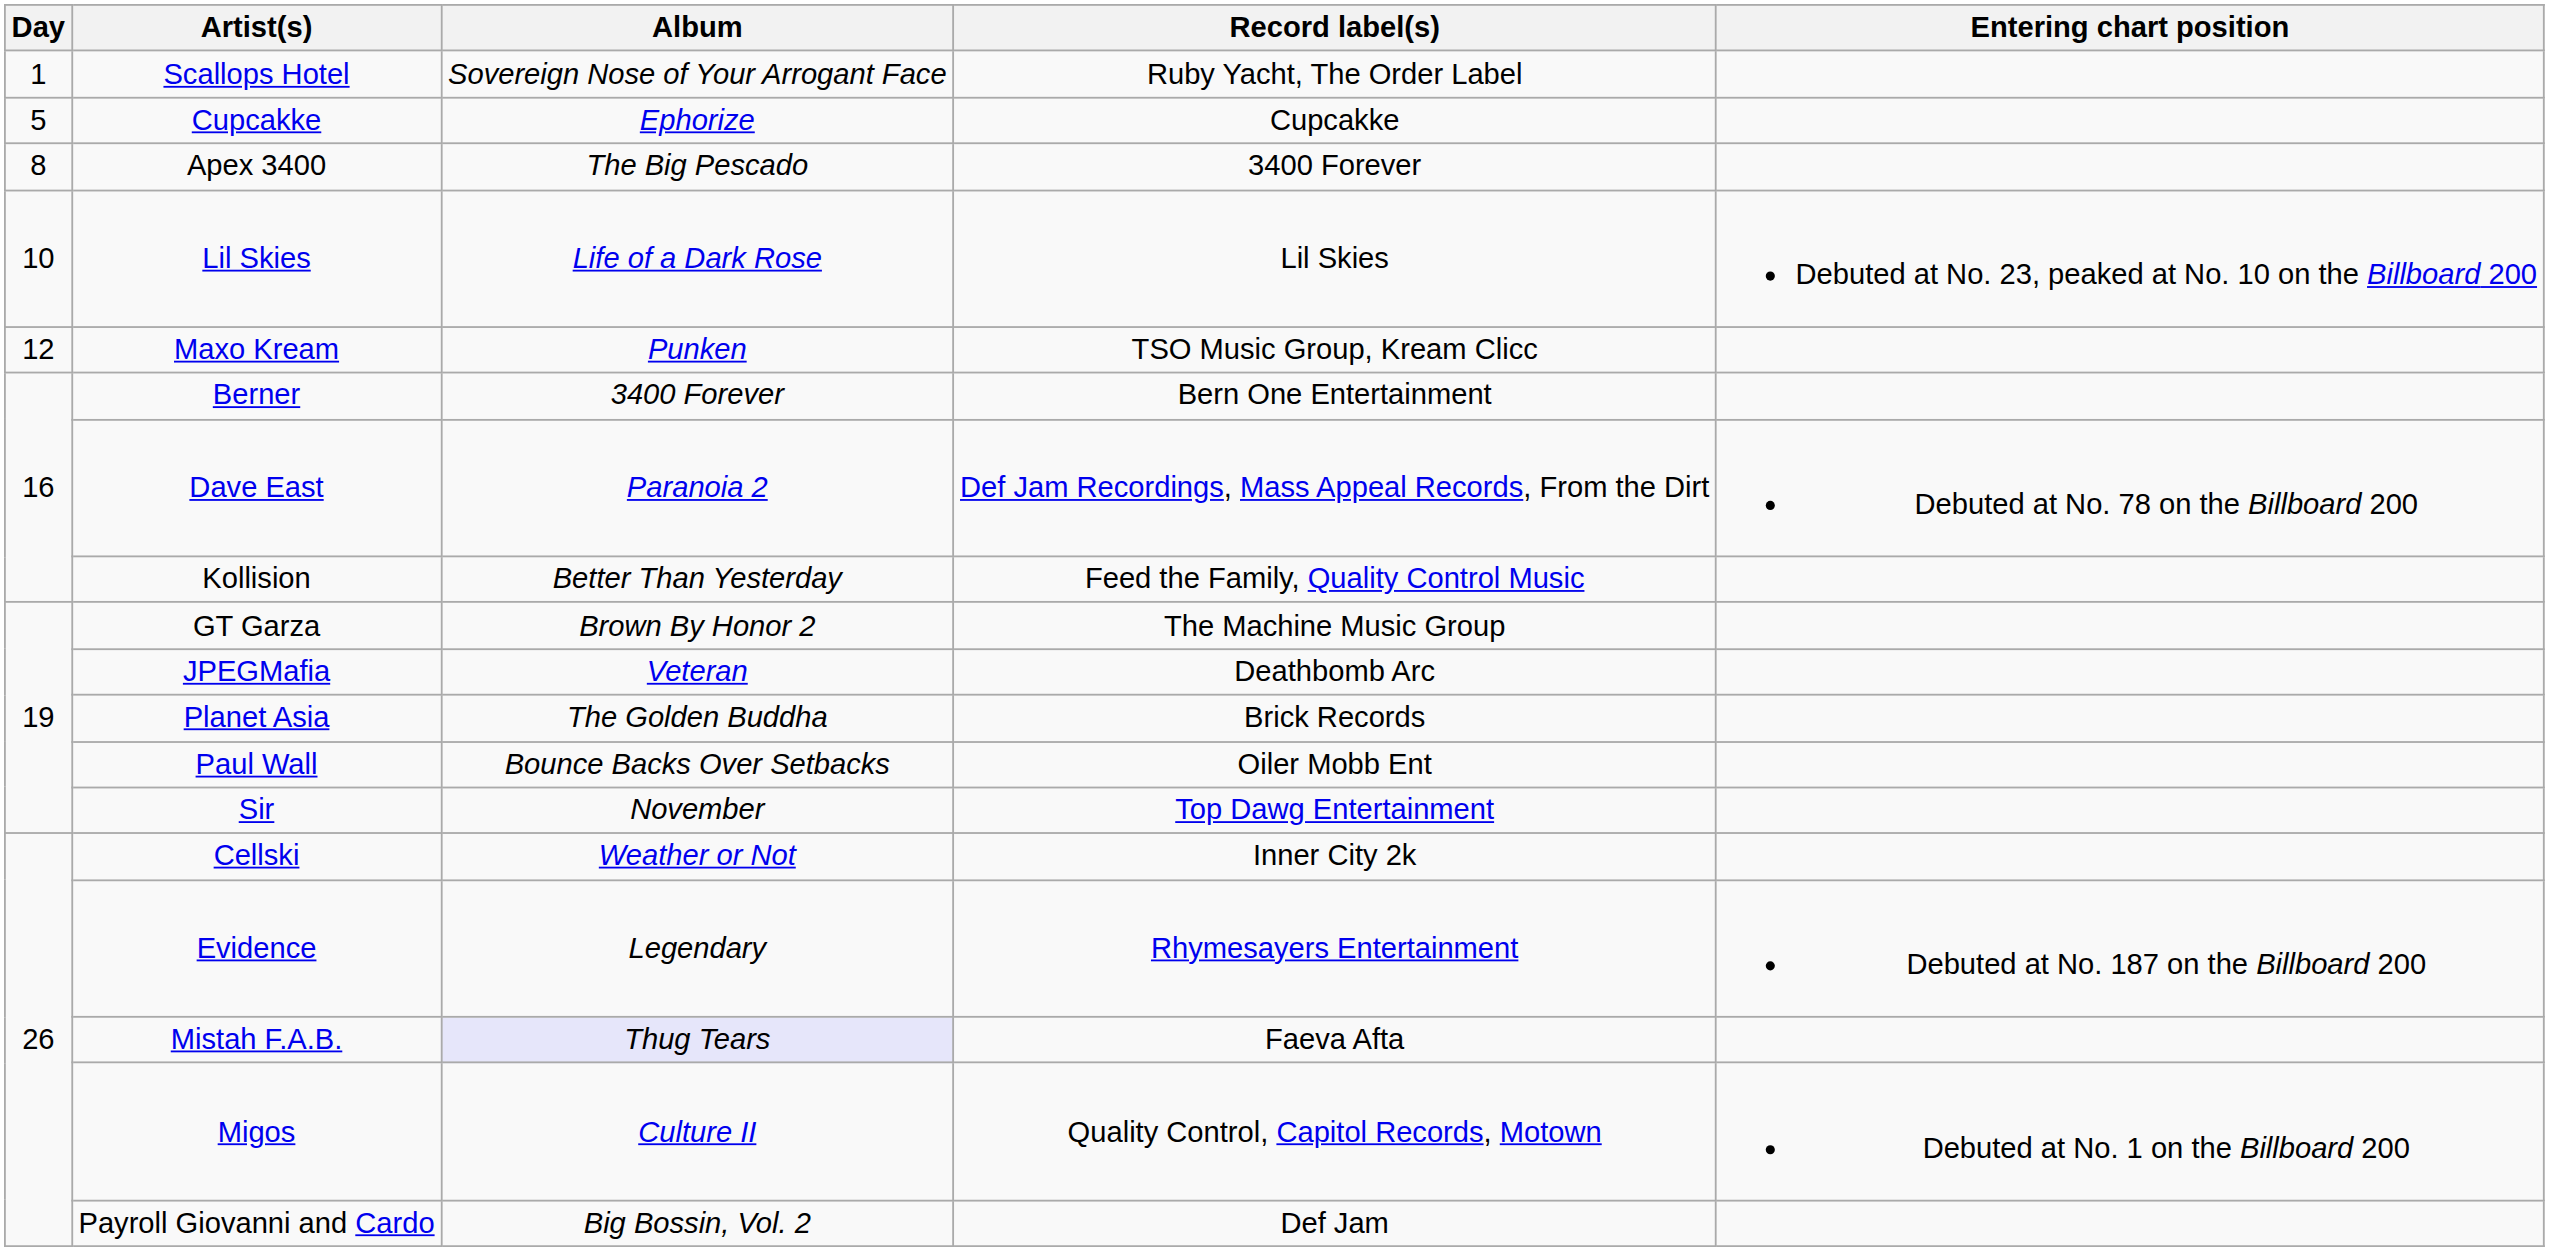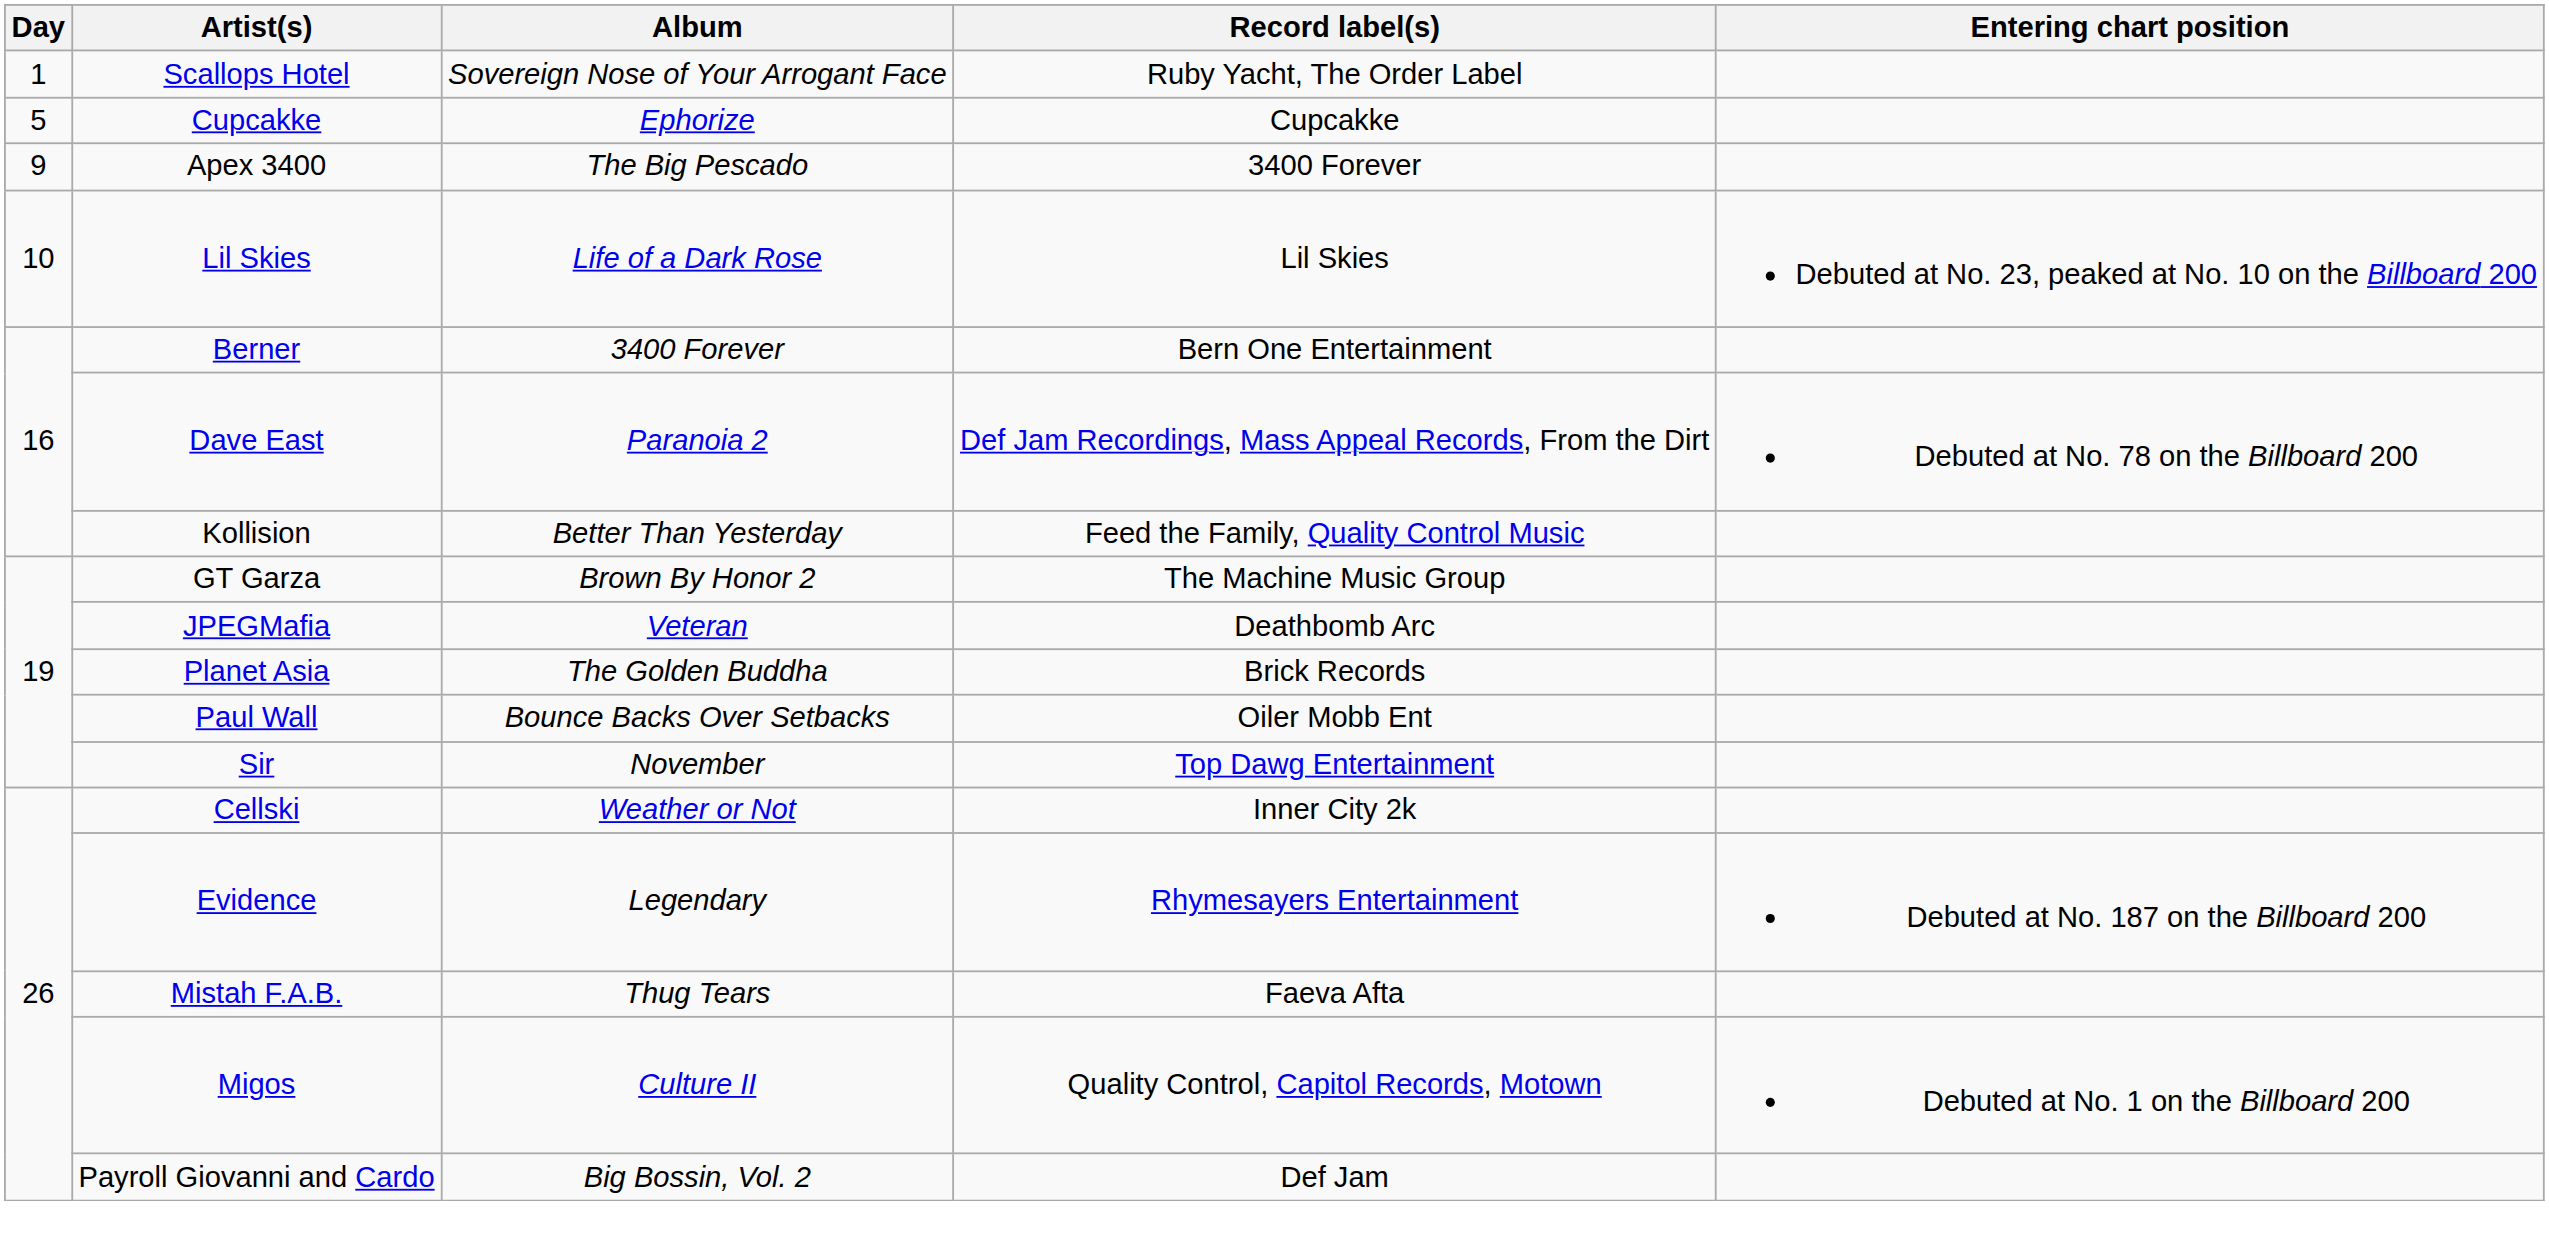(38, 166) 8 -> (38, 166) 9
- row: (257, 349)
(697, 1039) lavender background -> (697, 993) no background
